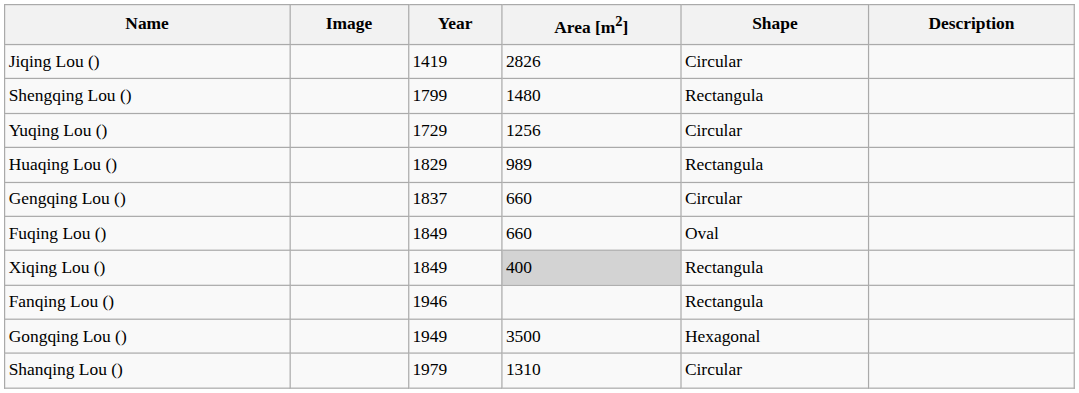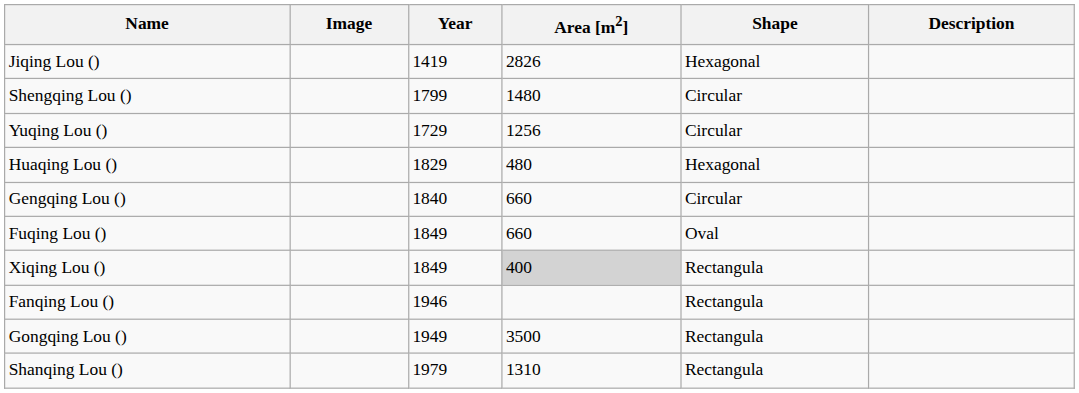(713, 61) Circular -> (723, 61) Hexagonal
(724, 96) Rectangula -> (713, 96) Circular
(519, 164) 989 -> (519, 164) 480
(724, 164) Rectangula -> (723, 164) Hexagonal
(430, 198) 1837 -> (430, 198) 1840
(723, 336) Hexagonal -> (724, 336) Rectangula
(713, 370) Circular -> (724, 370) Rectangula
